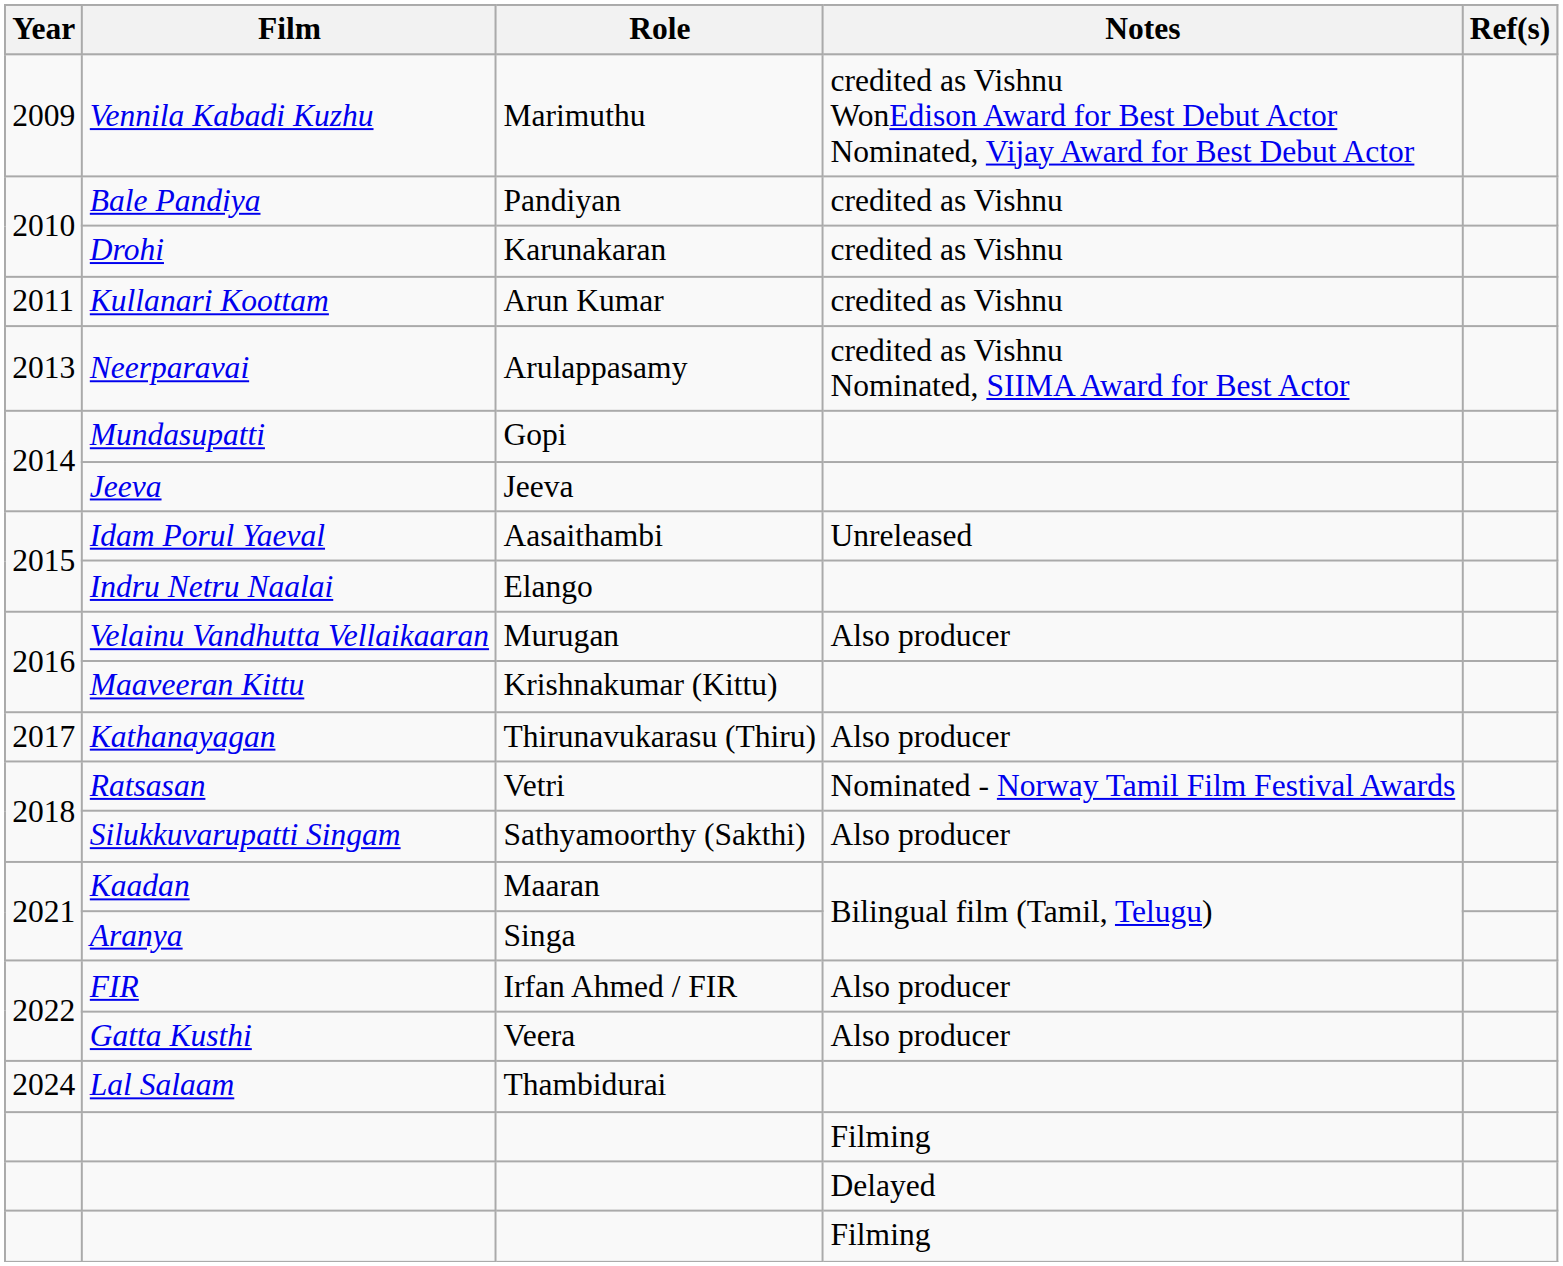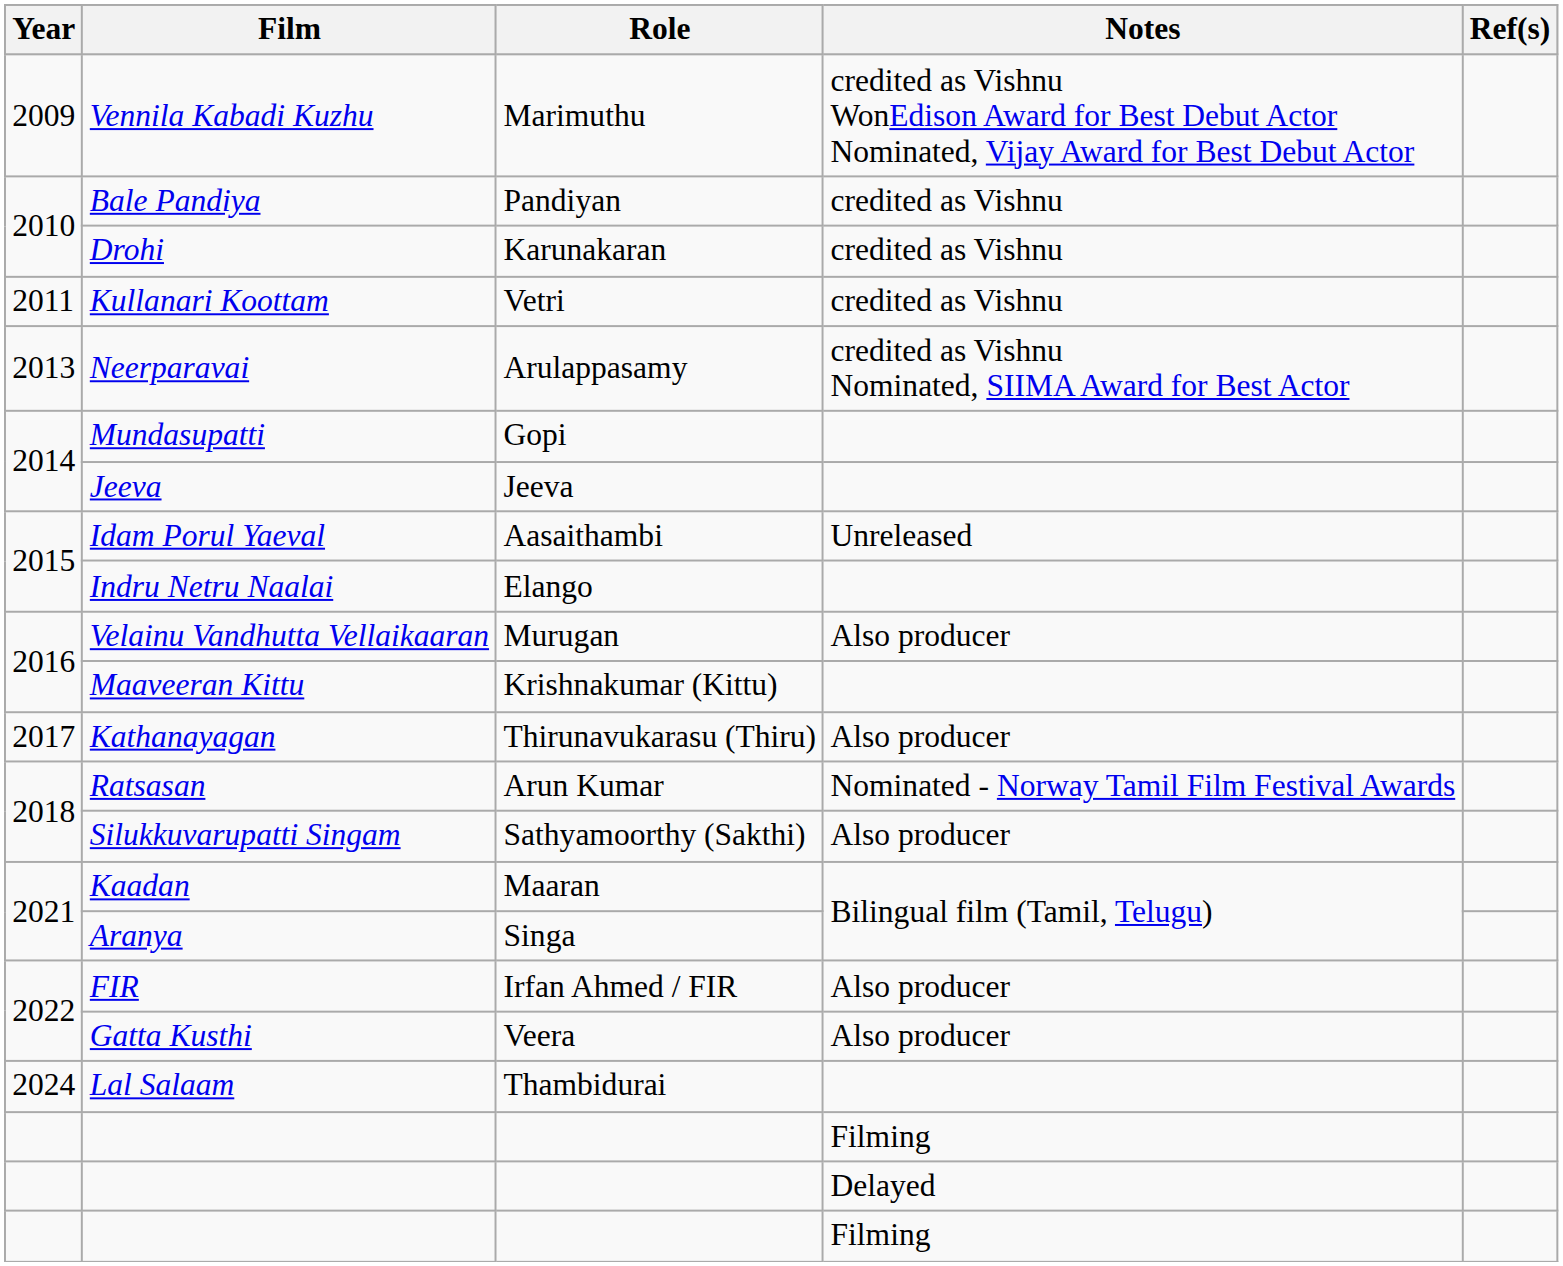(584, 300) Arun Kumar -> (534, 300) Vetri
(534, 785) Vetri -> (584, 785) Arun Kumar
